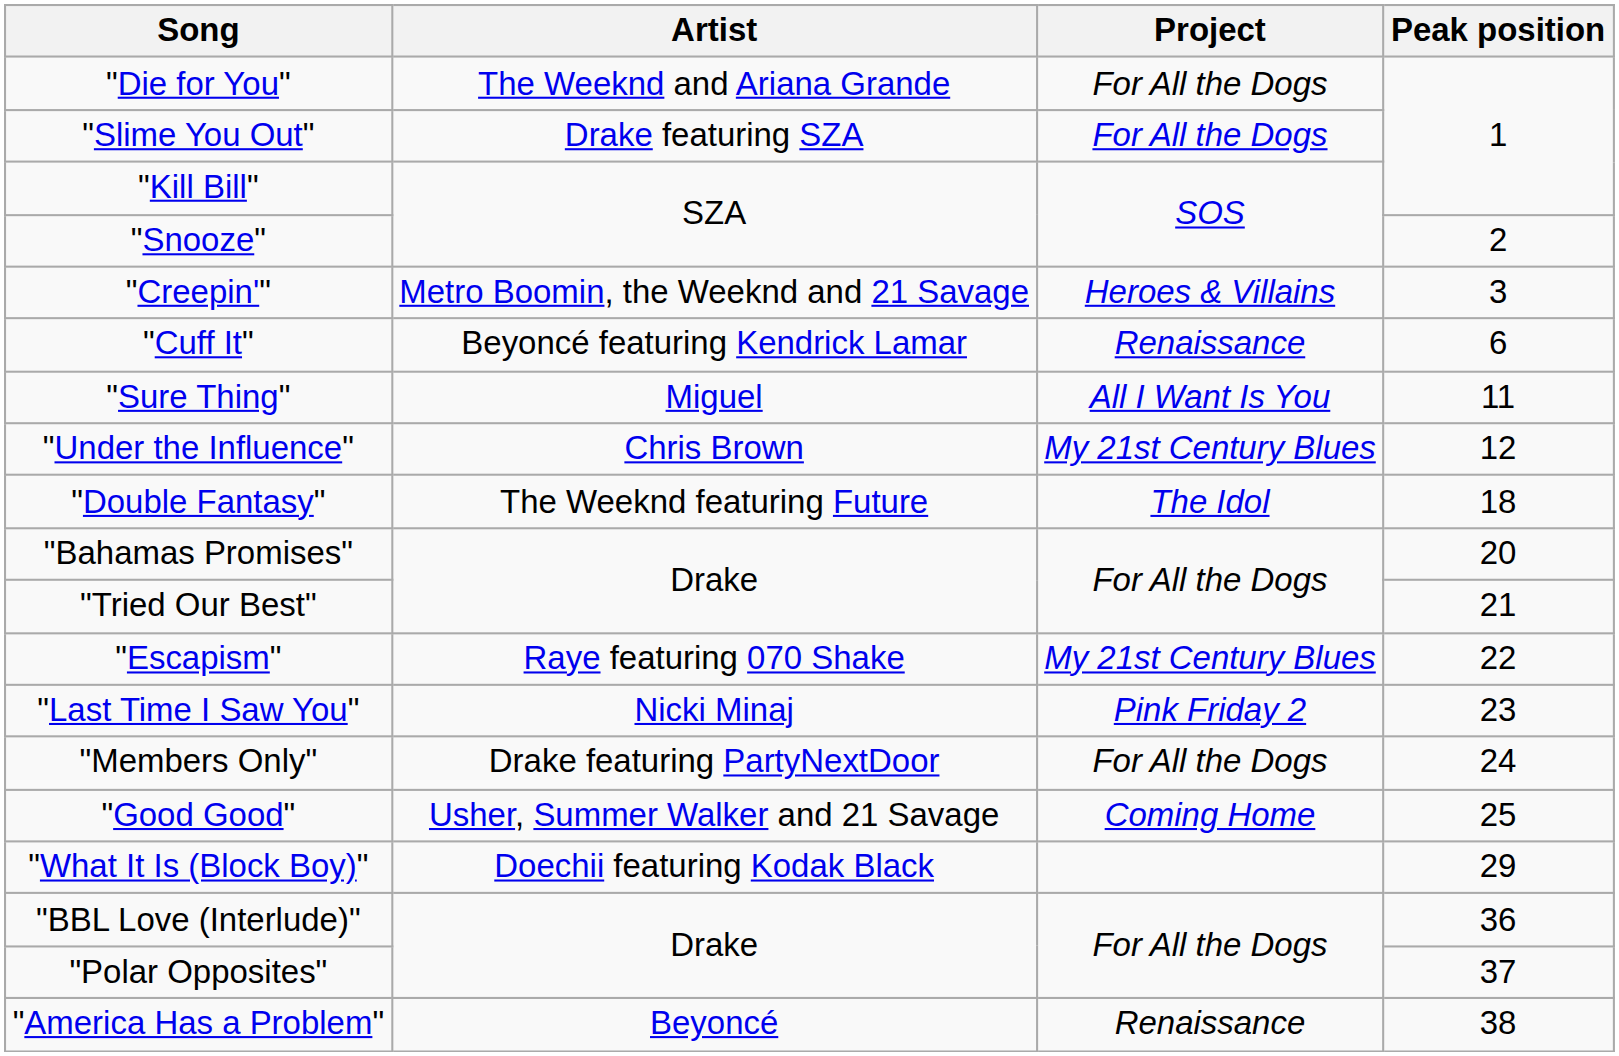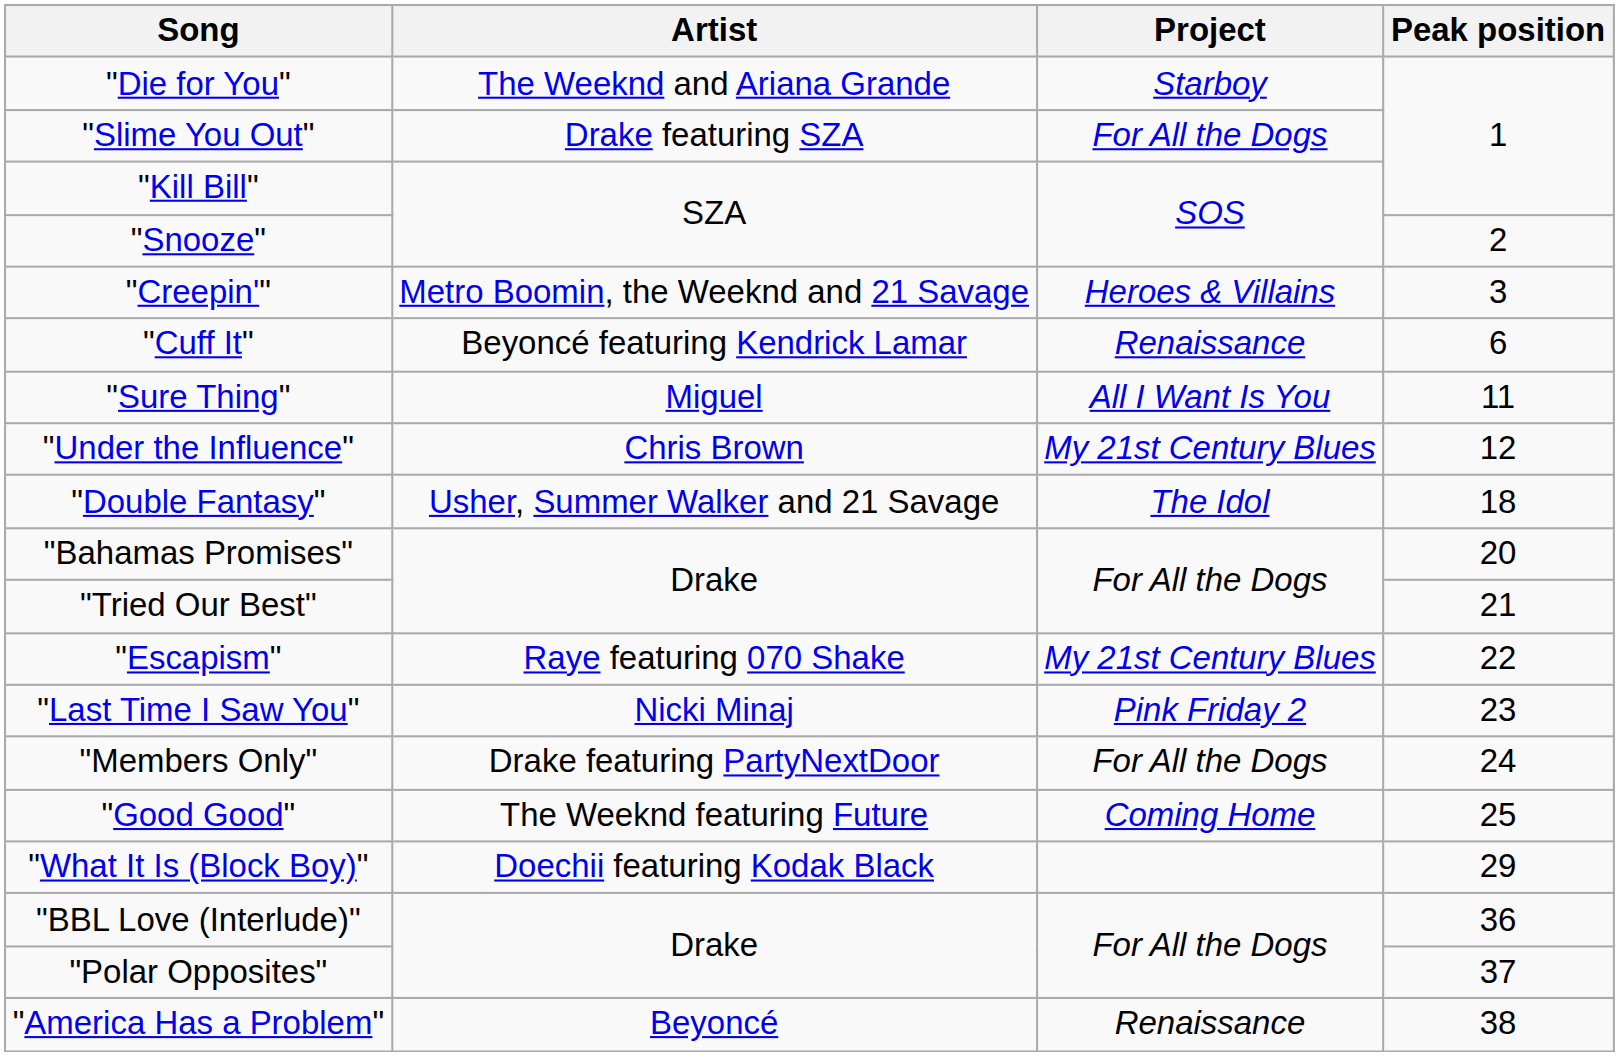(1210, 82) For All the Dogs -> (1210, 82) Starboy
(714, 501) The Weeknd featuring Future -> (714, 501) Usher, Summer Walker and 21 Savage
(714, 814) Usher, Summer Walker and 21 Savage -> (714, 814) The Weeknd featuring Future
